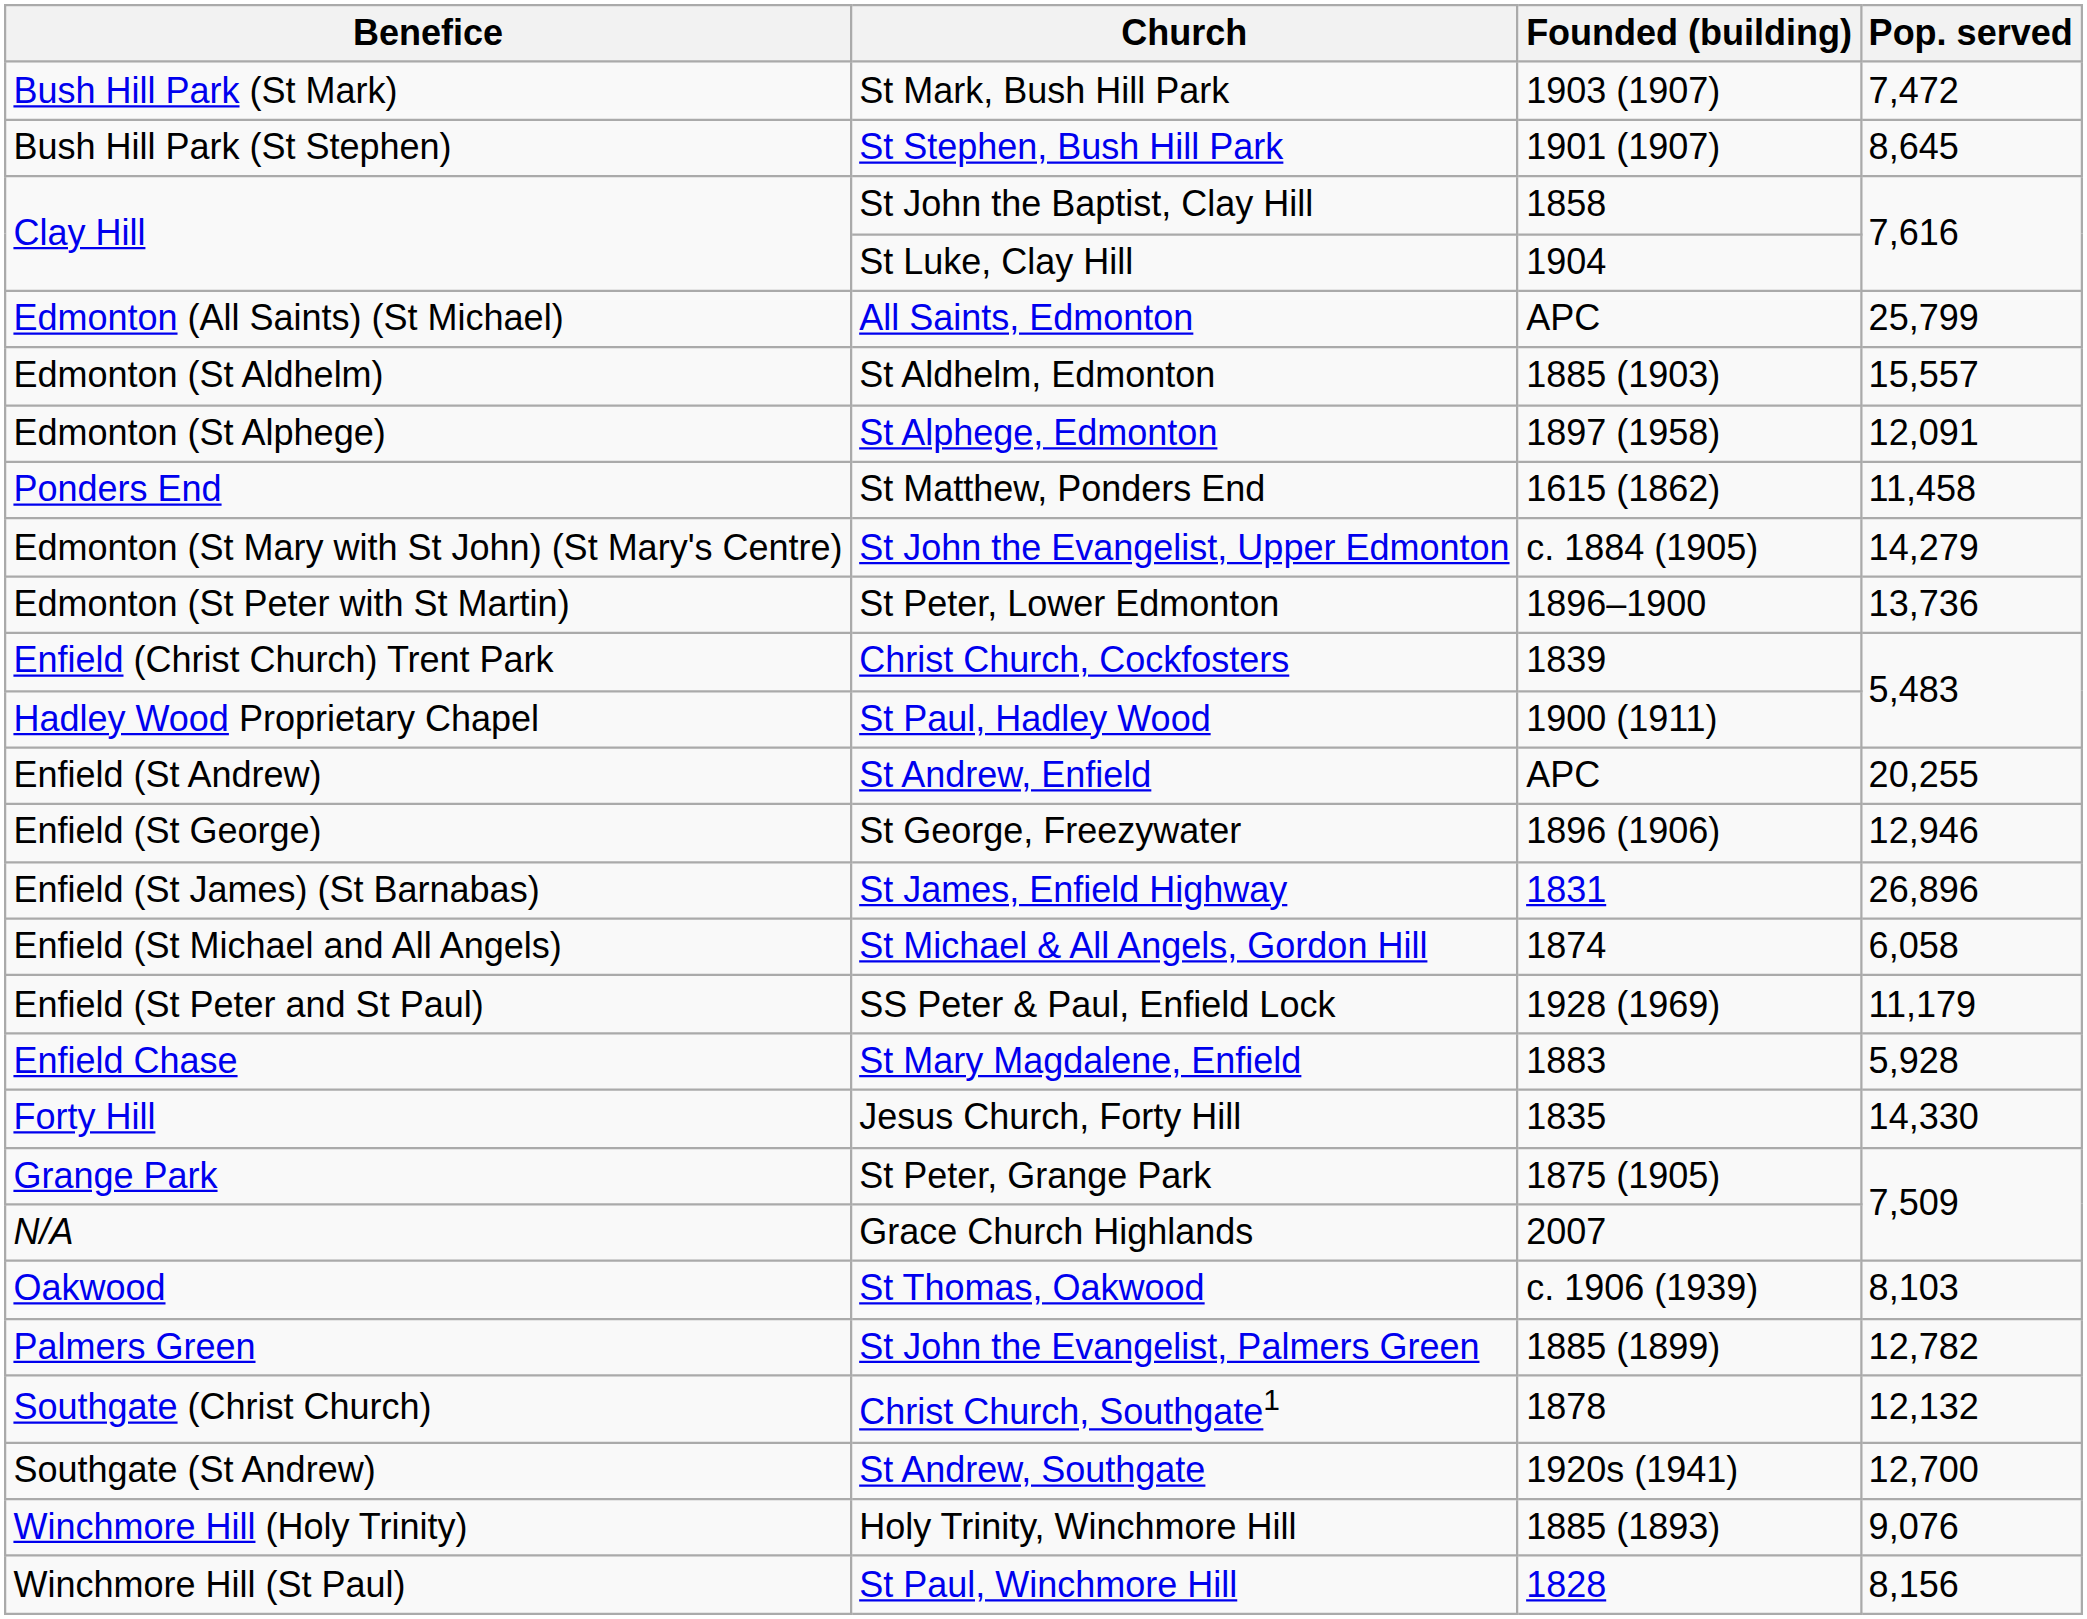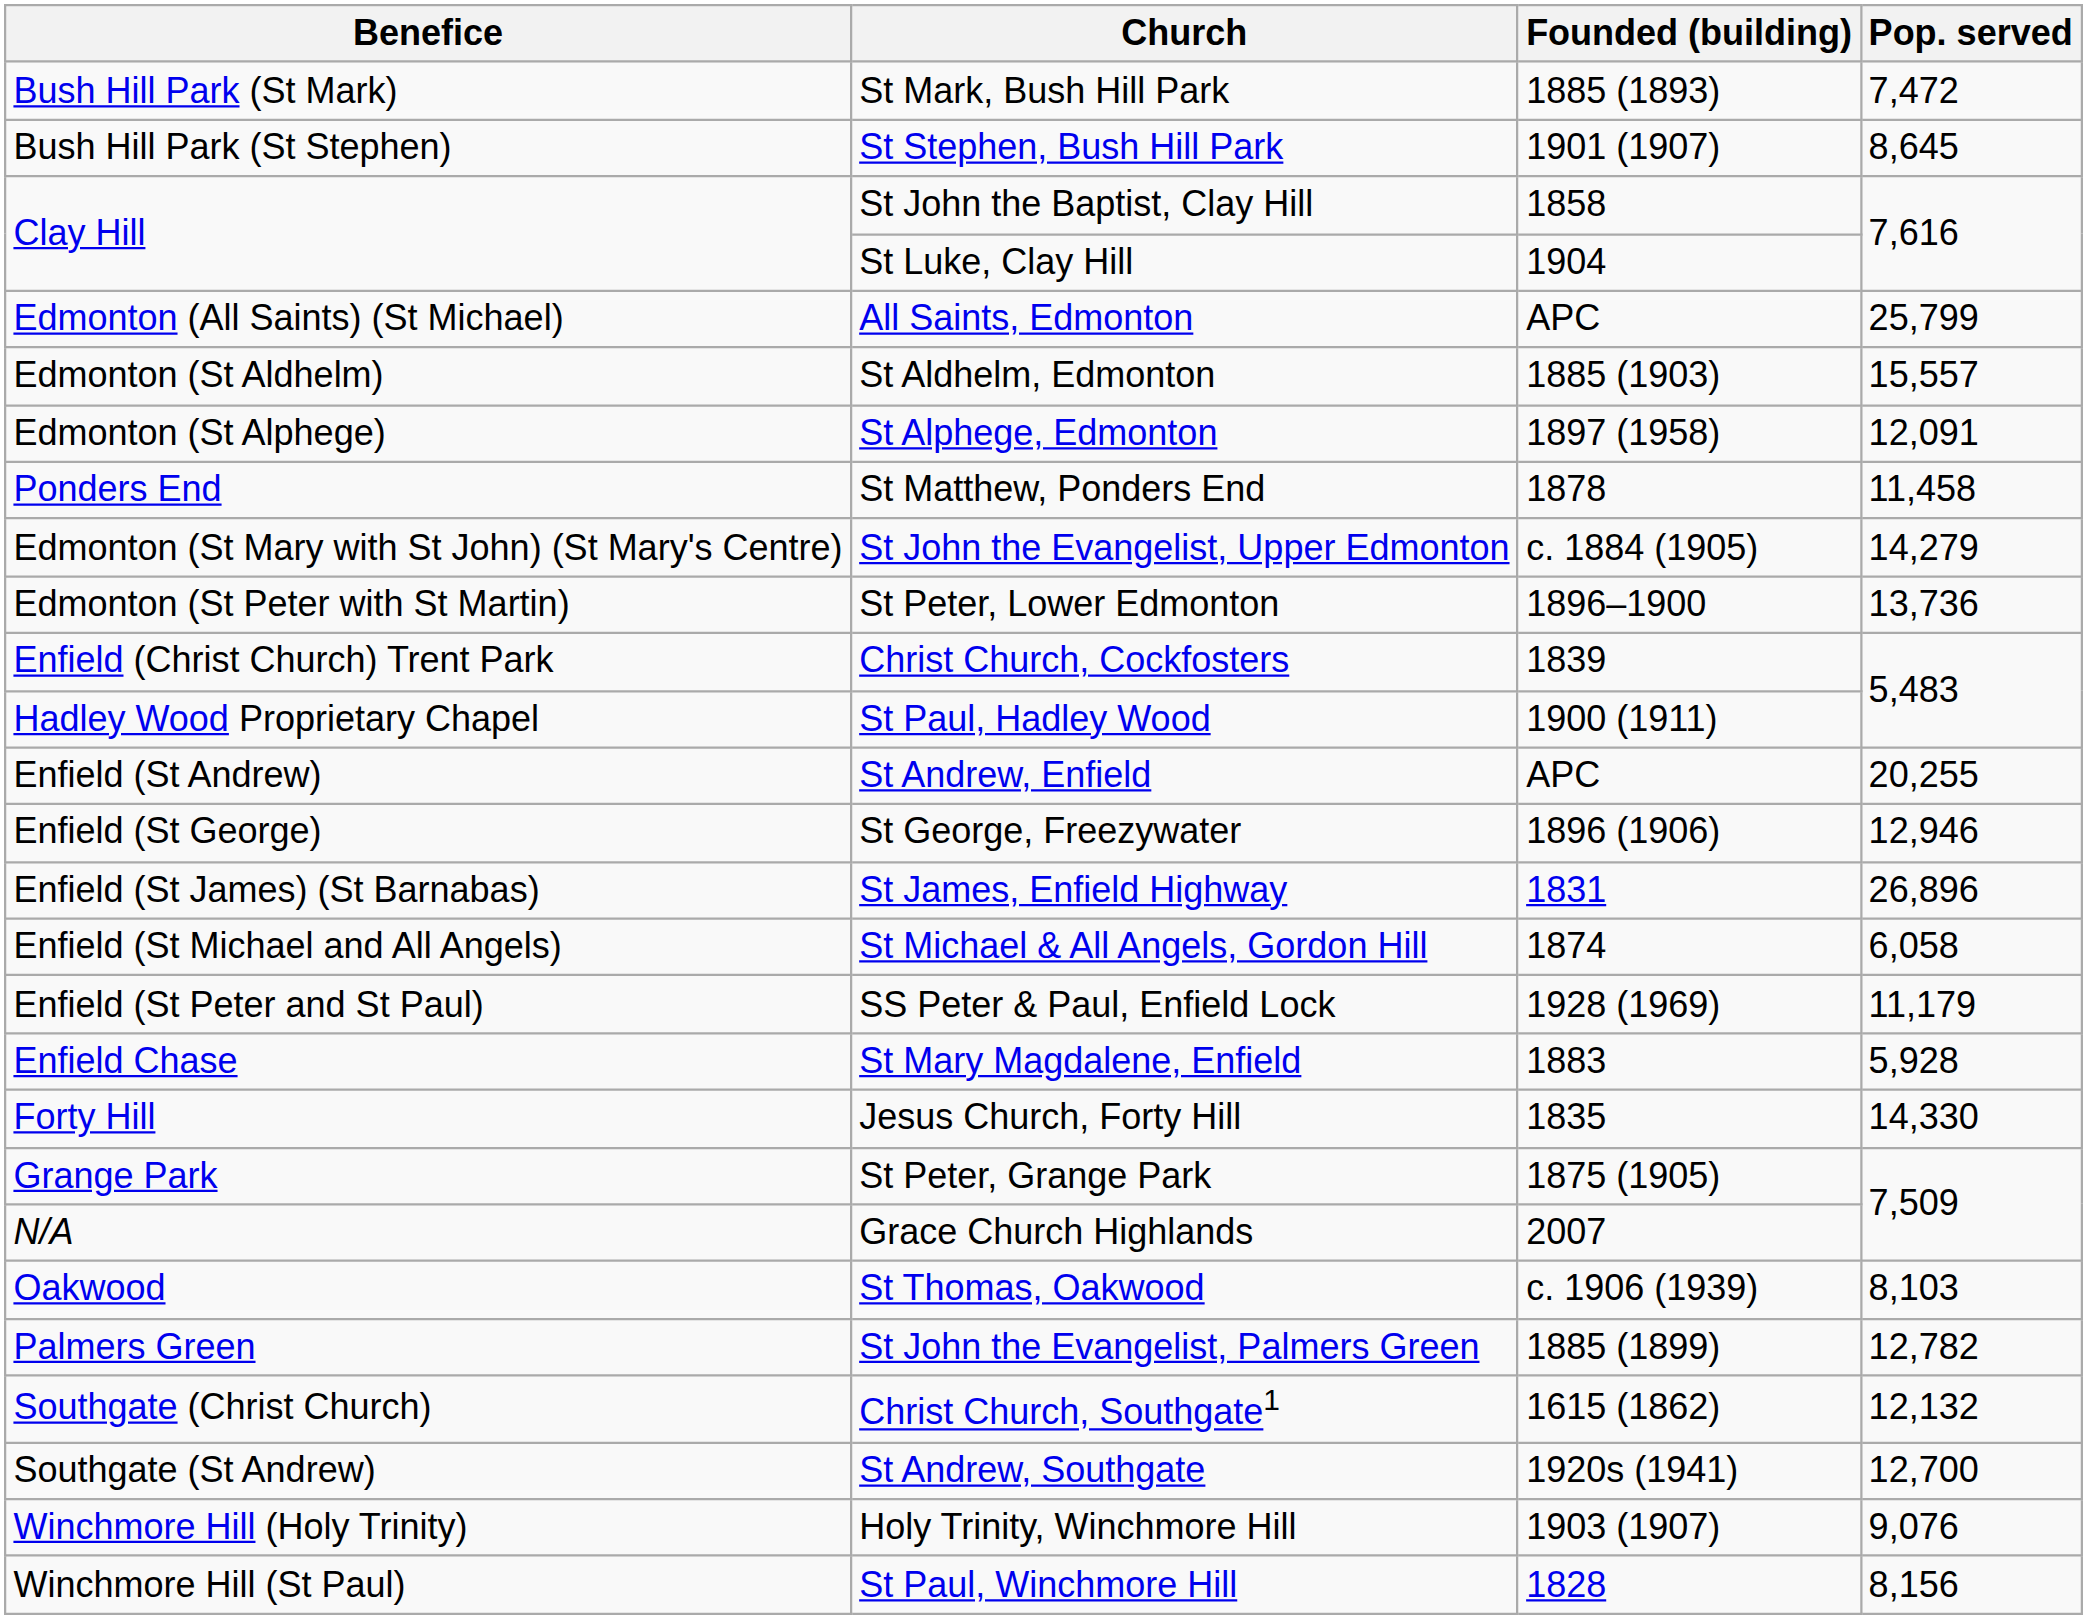(1623, 90) 1903 (1907) -> (1623, 90) 1885 (1893)
(1623, 489) 1615 (1862) -> (1566, 489) 1878
(1566, 1408) 1878 -> (1623, 1408) 1615 (1862)
(1623, 1527) 1885 (1893) -> (1623, 1527) 1903 (1907)
